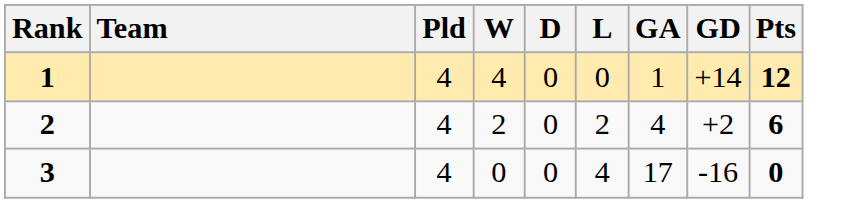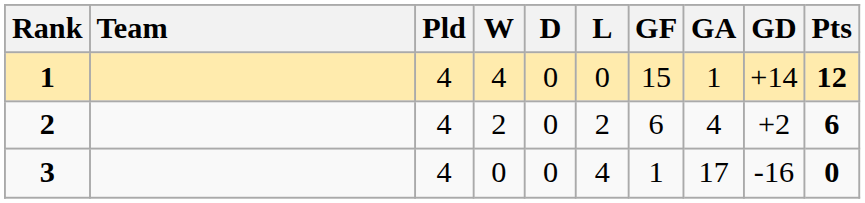+ column: (656, 28)
